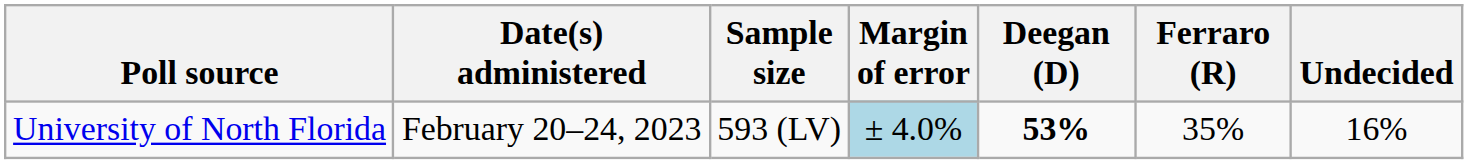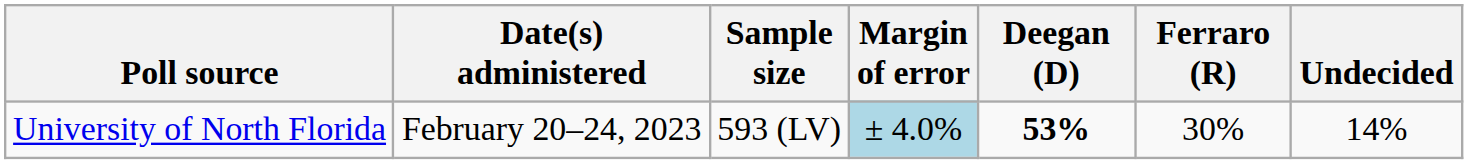(1213, 128) 35% -> (1213, 128) 30%
(1377, 128) 16% -> (1377, 128) 14%
